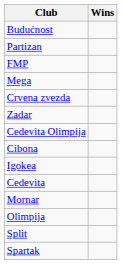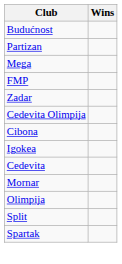rows swapped: (18, 64) <-> (19, 81)
- row: (38, 98)
